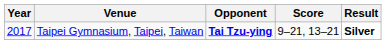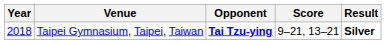(19, 31) 2017 -> (19, 31) 2018
